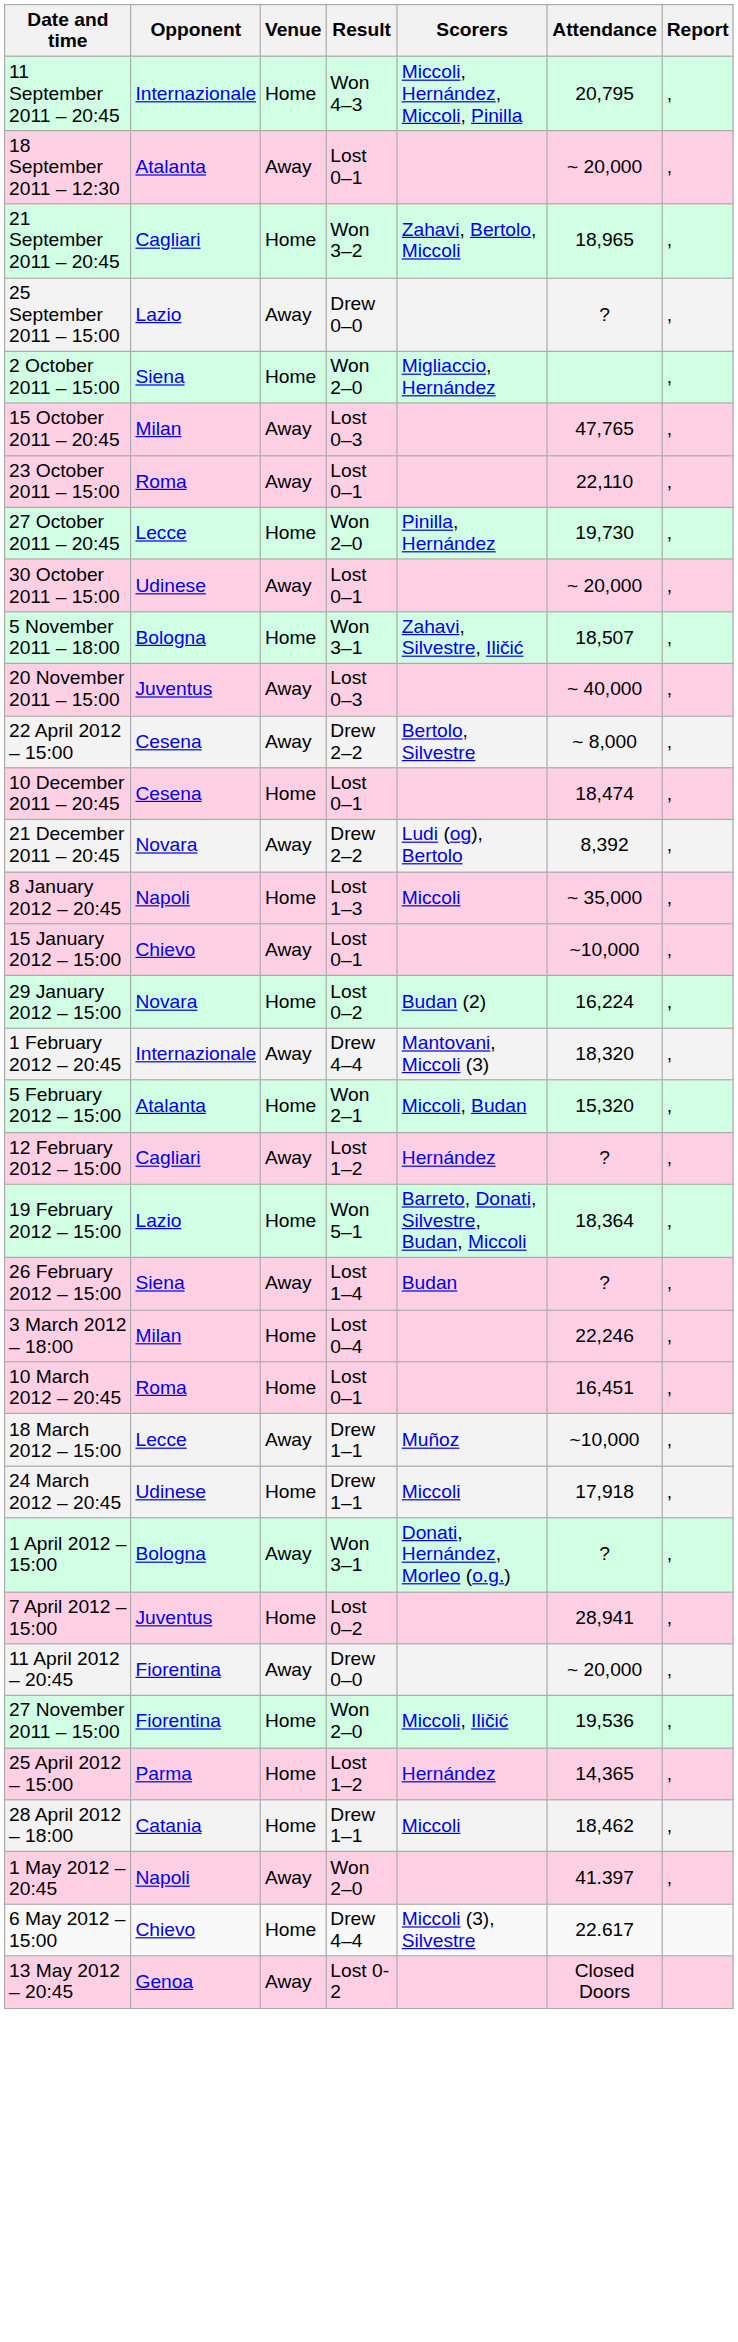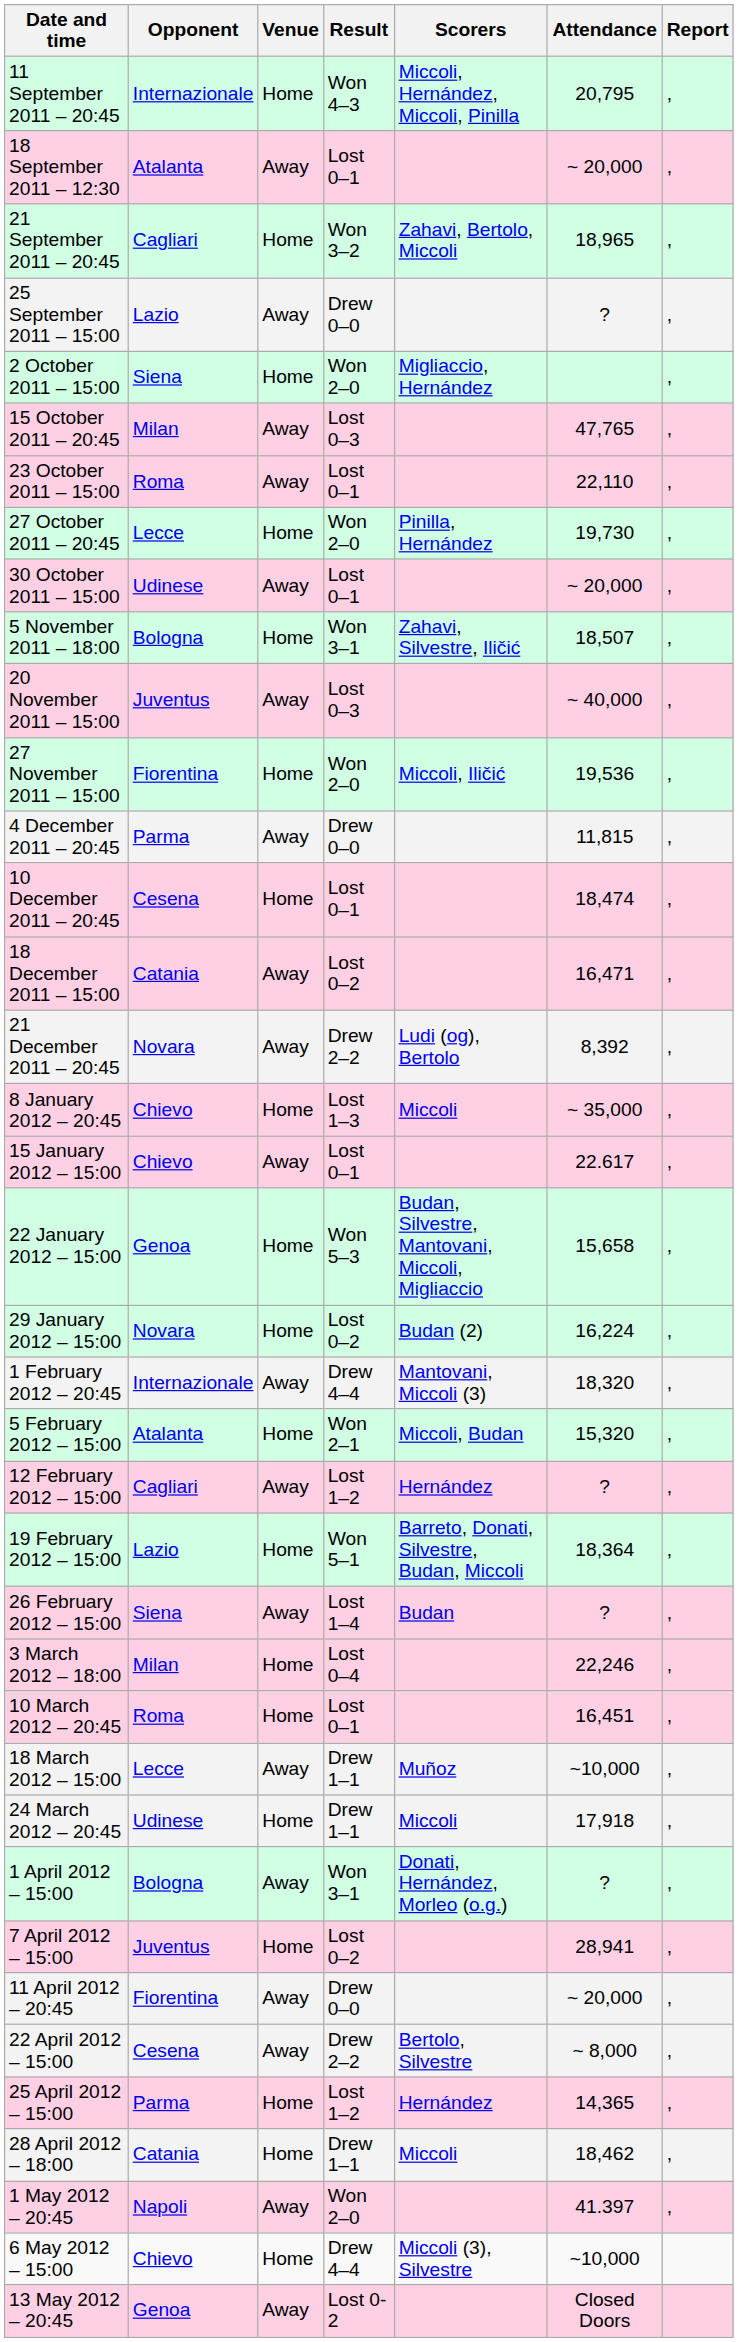rows swapped: (67, 1721) <-> (65, 741)
+ row: (64, 836)
+ row: (64, 973)
(163, 897) Napoli -> (163, 1109) Chievo
(605, 949) ~10,000 -> (605, 1161) 22.617
+ row: (65, 1246)
(605, 1929) 22.617 -> (605, 2258) ~10,000
